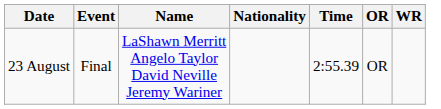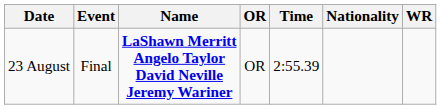columns swapped: (270, 16) <-> (377, 16)
(174, 66) normal -> (179, 66) bold
